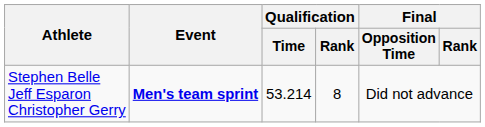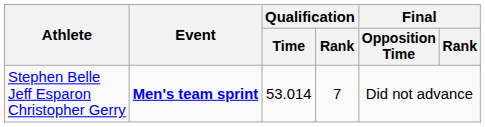(289, 94) 53.214 -> (289, 94) 53.014
(337, 94) 8 -> (337, 94) 7
